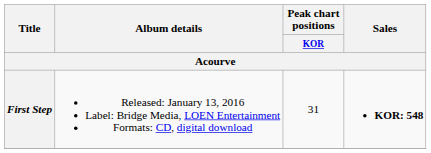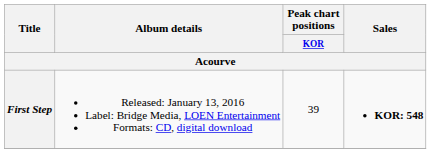(313, 109) 31 -> (313, 109) 39
